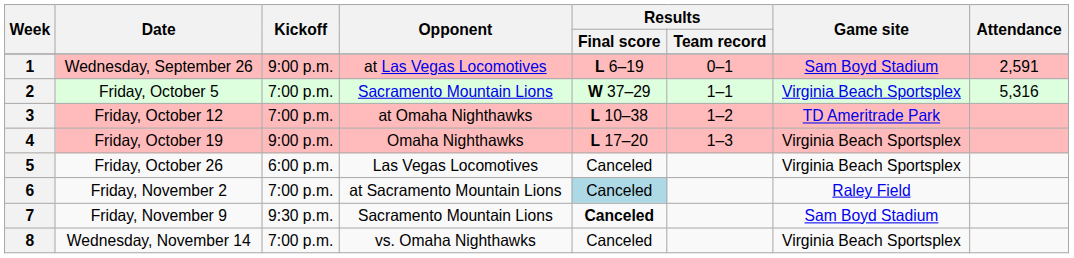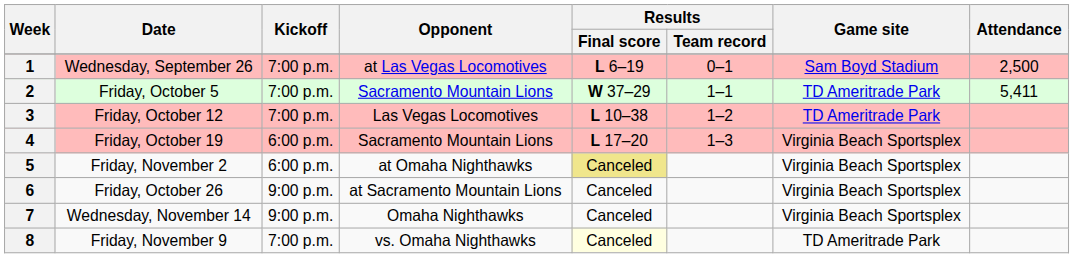(301, 67) 9:00 p.m. -> (301, 67) 7:00 p.m.
(1019, 67) 2,591 -> (1019, 67) 2,500
(871, 91) Virginia Beach Sportsplex -> (871, 91) TD Ameritrade Park
(1019, 91) 5,316 -> (1019, 91) 5,411
(455, 116) at Omaha Nighthawks -> (455, 116) Las Vegas Locomotives
(301, 141) 9:00 p.m. -> (301, 141) 6:00 p.m.
(455, 141) Omaha Nighthawks -> (455, 141) Sacramento Mountain Lions
(159, 166) Friday, October 26 -> (159, 166) Friday, November 2
(455, 166) Las Vegas Locomotives -> (455, 166) at Omaha Nighthawks
(619, 166) no background -> (619, 166) khaki background
(159, 191) Friday, November 2 -> (159, 191) Friday, October 26
(301, 191) 7:00 p.m. -> (301, 191) 9:00 p.m.
(619, 191) lightblue background -> (619, 191) no background
(871, 191) Raley Field -> (871, 191) Virginia Beach Sportsplex
(159, 215) Friday, November 9 -> (159, 215) Wednesday, November 14
(301, 215) 9:30 p.m. -> (301, 215) 9:00 p.m.
(455, 215) Sacramento Mountain Lions -> (455, 215) Omaha Nighthawks
(619, 215) bold -> (619, 215) normal
(871, 215) Sam Boyd Stadium -> (871, 215) Virginia Beach Sportsplex
(159, 240) Wednesday, November 14 -> (159, 240) Friday, November 9
(619, 240) no background -> (619, 240) lightyellow background
(871, 240) Virginia Beach Sportsplex -> (871, 240) TD Ameritrade Park
